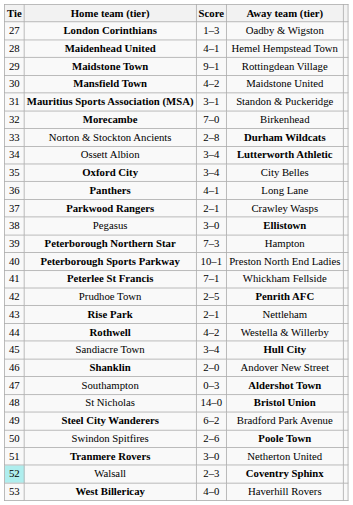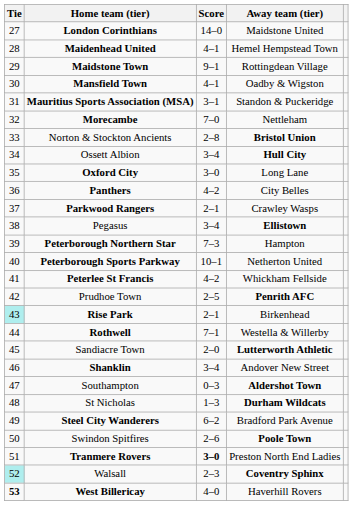(211, 30) 1–3 -> (211, 30) 14–0
(285, 30) Oadby & Wigston -> (285, 30) Maidstone United
(211, 83) 4–2 -> (211, 83) 4–1
(285, 83) Maidstone United -> (285, 83) Oadby & Wigston
(285, 119) Birkenhead -> (285, 119) Nettleham
(285, 137) Durham Wildcats -> (285, 137) Bristol Union
(285, 154) Lutterworth Athletic -> (285, 154) Hull City
(211, 172) 3–4 -> (211, 172) 3–0
(285, 172) City Belles -> (285, 172) Long Lane
(211, 190) 4–1 -> (211, 190) 4–2
(285, 190) Long Lane -> (285, 190) City Belles
(211, 225) 3–0 -> (211, 225) 3–4
(285, 261) Preston North End Ladies -> (285, 261) Netherton United
(211, 278) 7–1 -> (211, 278) 4–2
(14, 314) no background -> (14, 314) paleturquoise background
(285, 314) Nettleham -> (285, 314) Birkenhead
(211, 332) 4–2 -> (211, 332) 7–1
(211, 349) 3–4 -> (211, 349) 2–0
(285, 349) Hull City -> (285, 349) Lutterworth Athletic
(211, 367) 2–0 -> (211, 367) 3–4
(211, 402) 14–0 -> (211, 402) 1–3
(285, 402) Bristol Union -> (285, 402) Durham Wildcats
(211, 456) normal -> (211, 456) bold
(285, 456) Netherton United -> (285, 456) Preston North End Ladies
(14, 491) normal -> (14, 491) bold
